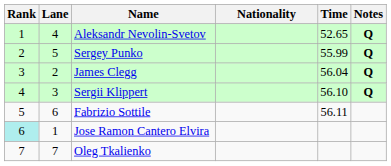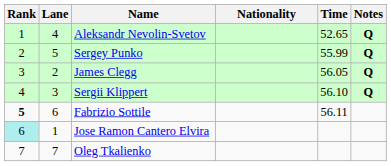(334, 72) 56.04 -> (334, 72) 56.05
(22, 111) normal -> (22, 111) bold
